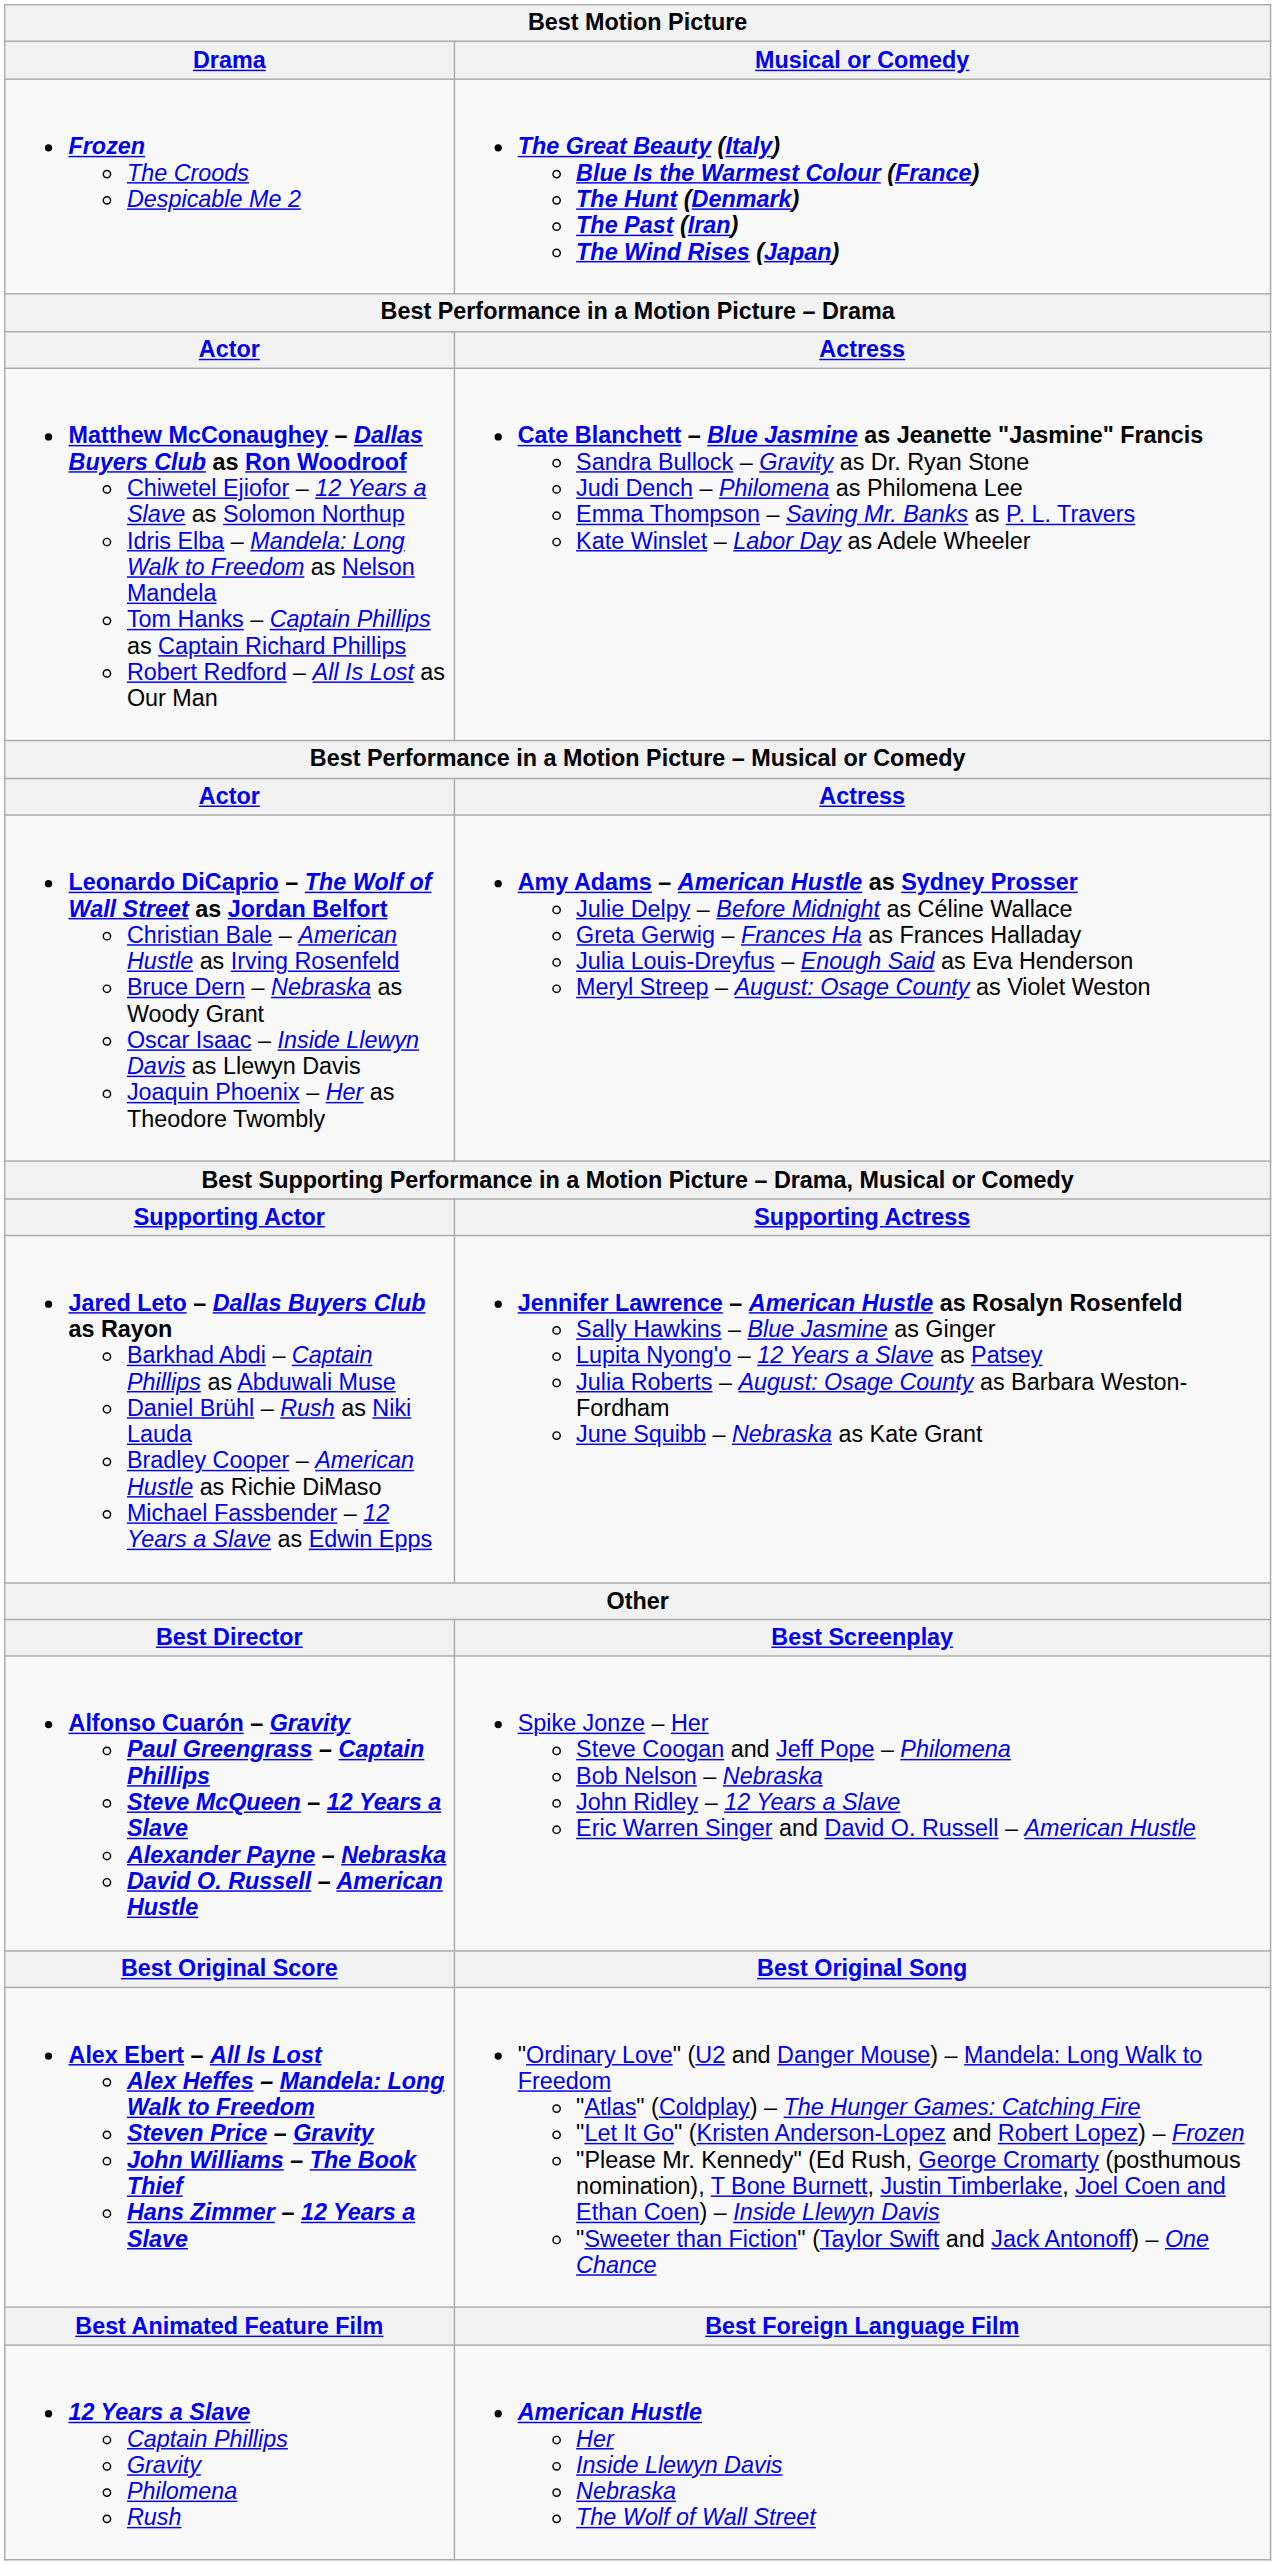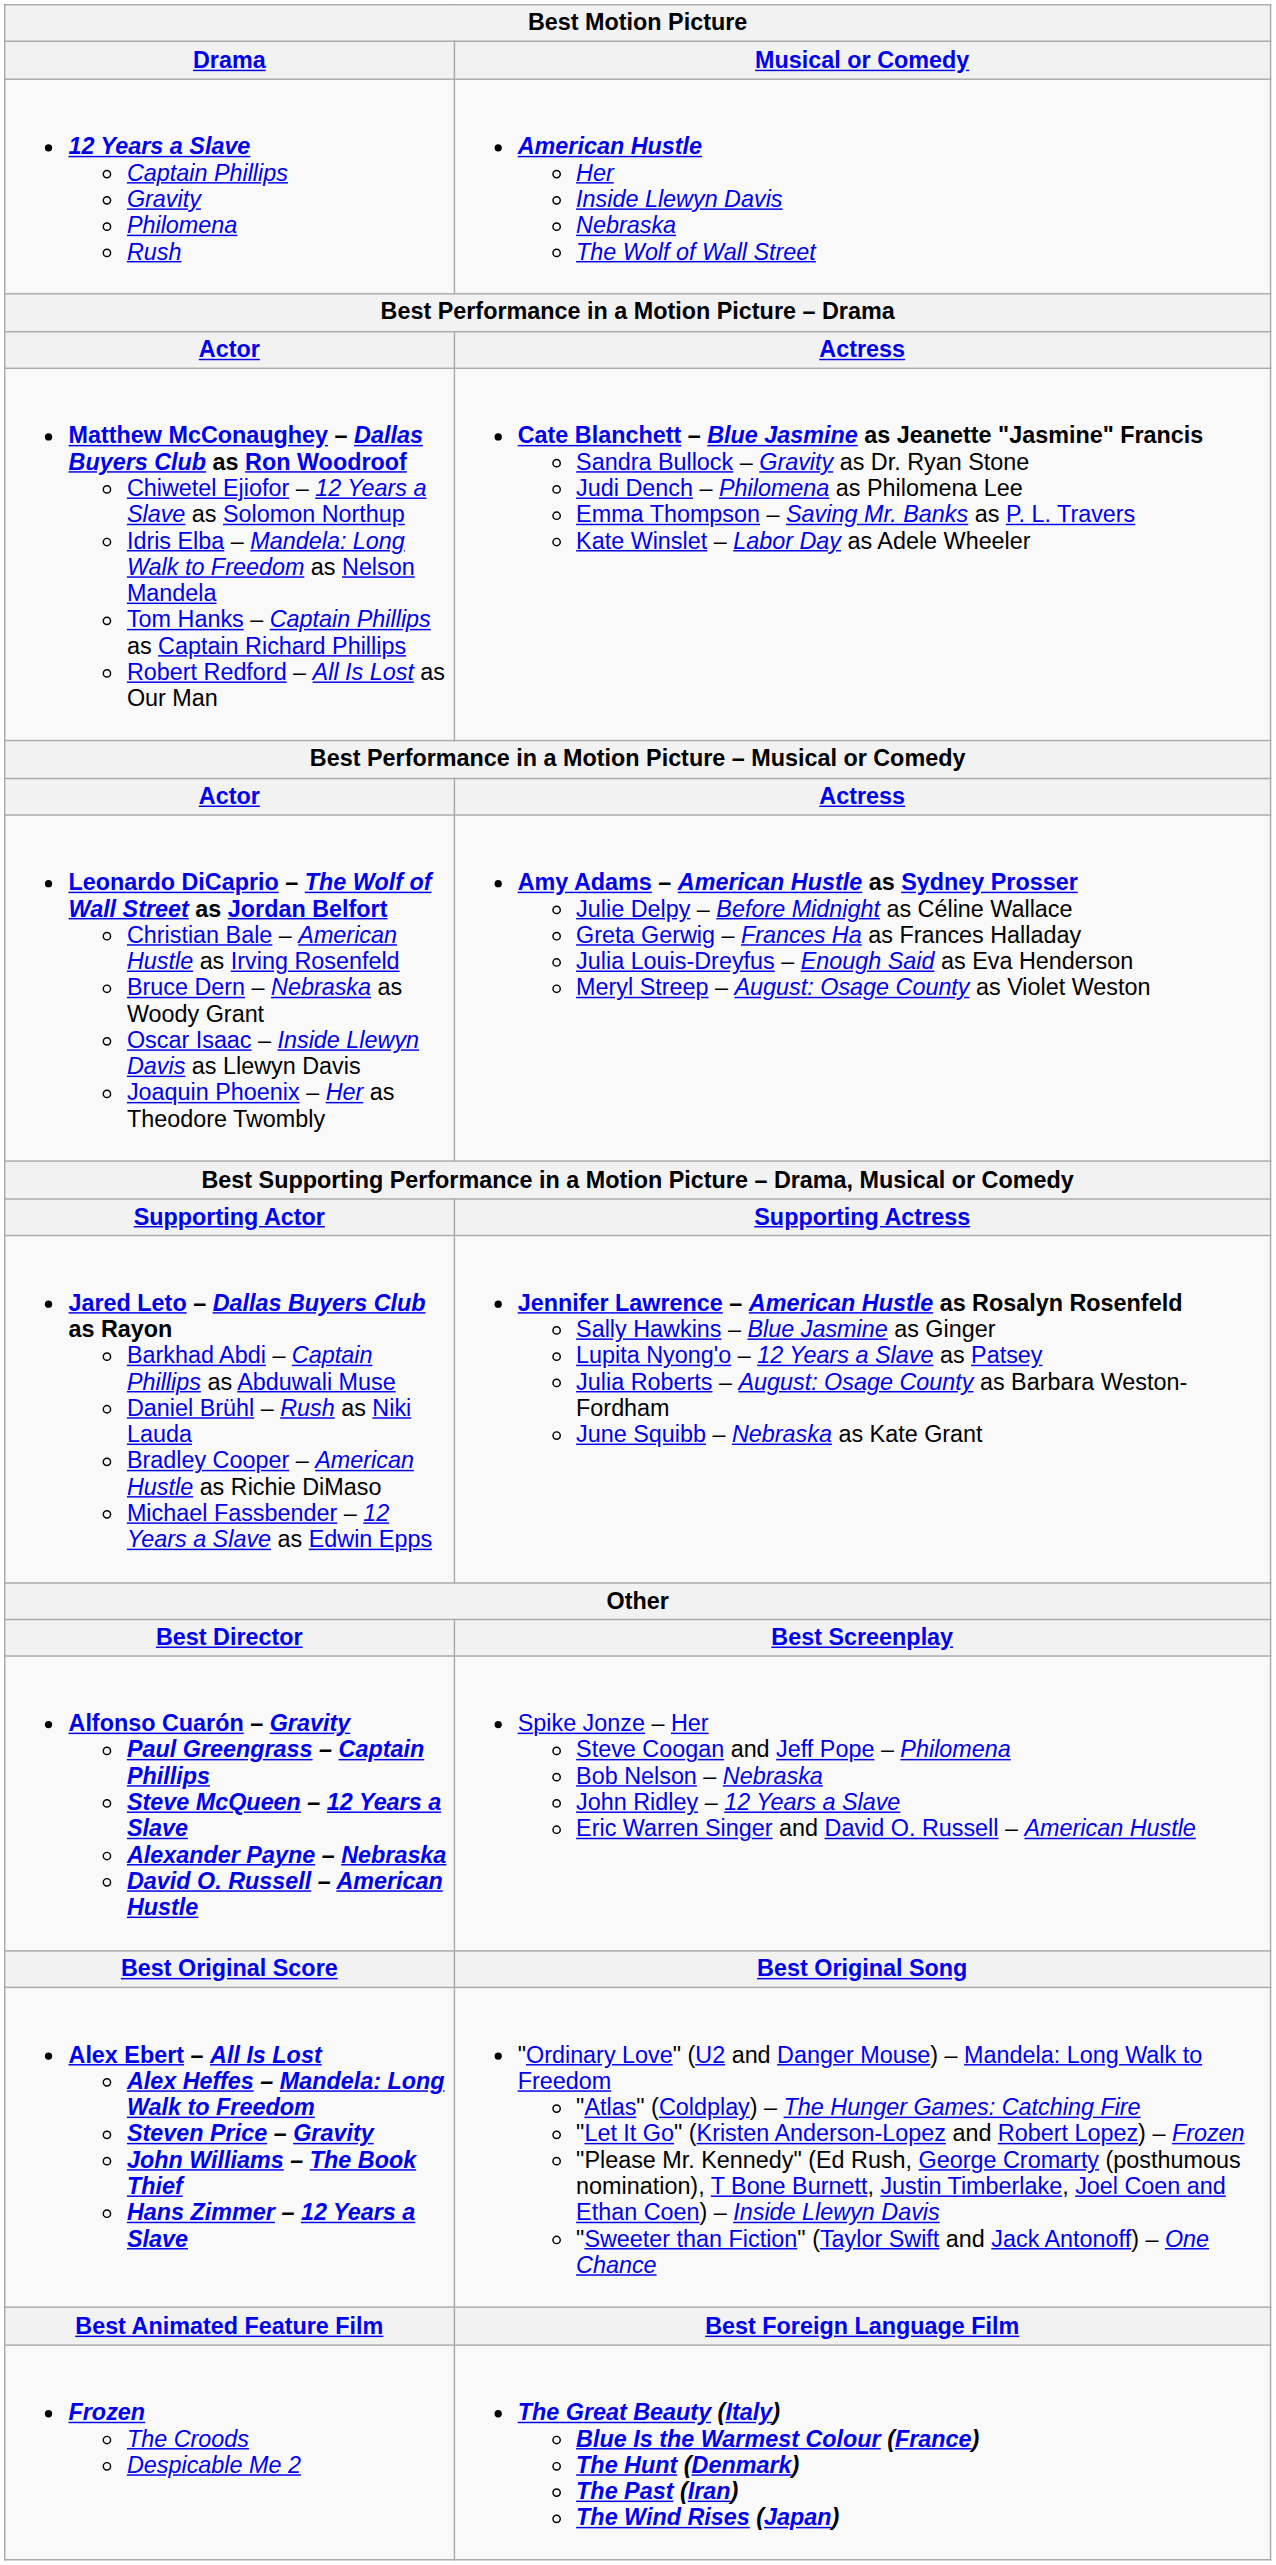rows swapped: (229, 2465) <-> (229, 173)
